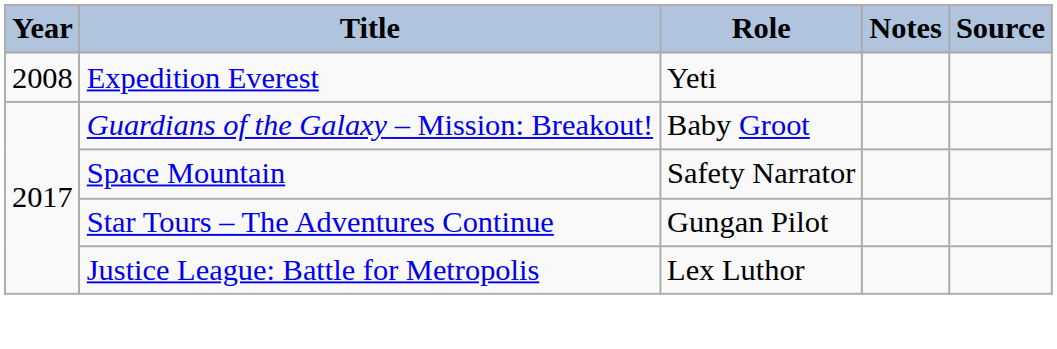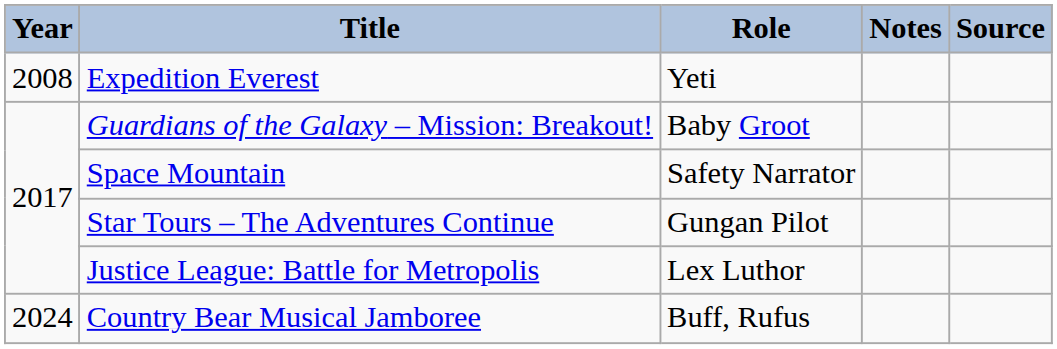+ row: (284, 317)
